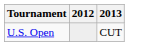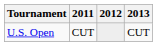+ column: (83, 13)
